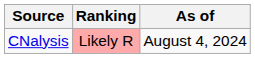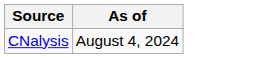- column: (106, 16)
